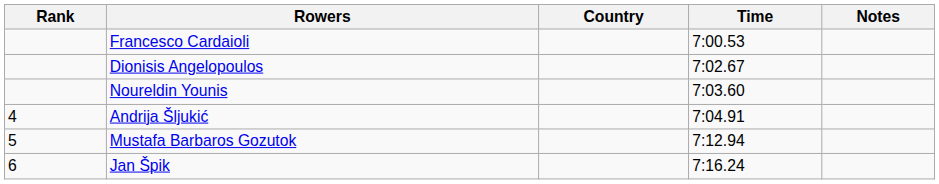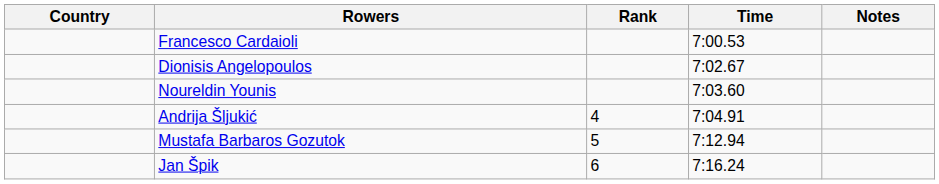columns swapped: (55, 16) <-> (614, 16)
